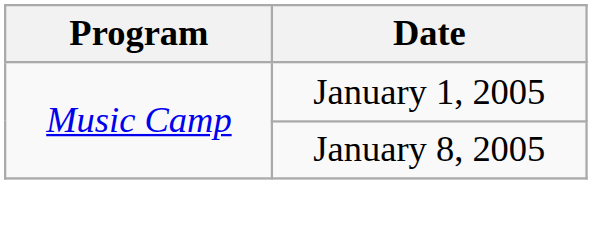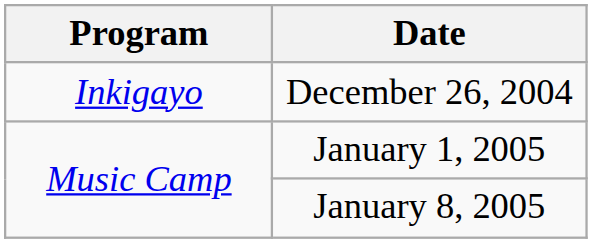+ row: (429, 91)
